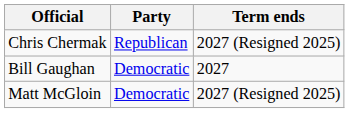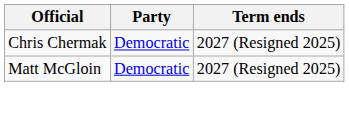(151, 42) Republican -> (152, 42) Democratic
- row: (52, 68)
